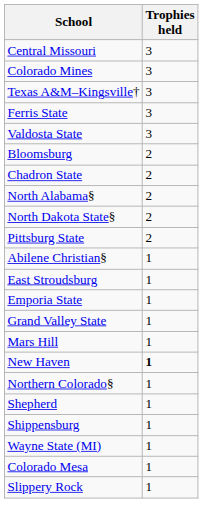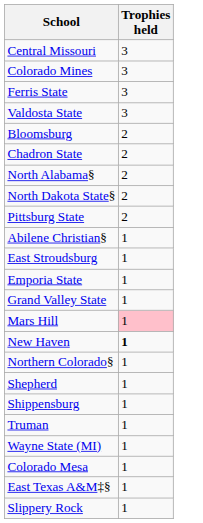- row: (73, 92)
(149, 341) no background -> (125, 320) pink background
+ row: (28, 425)
+ row: (59, 487)
